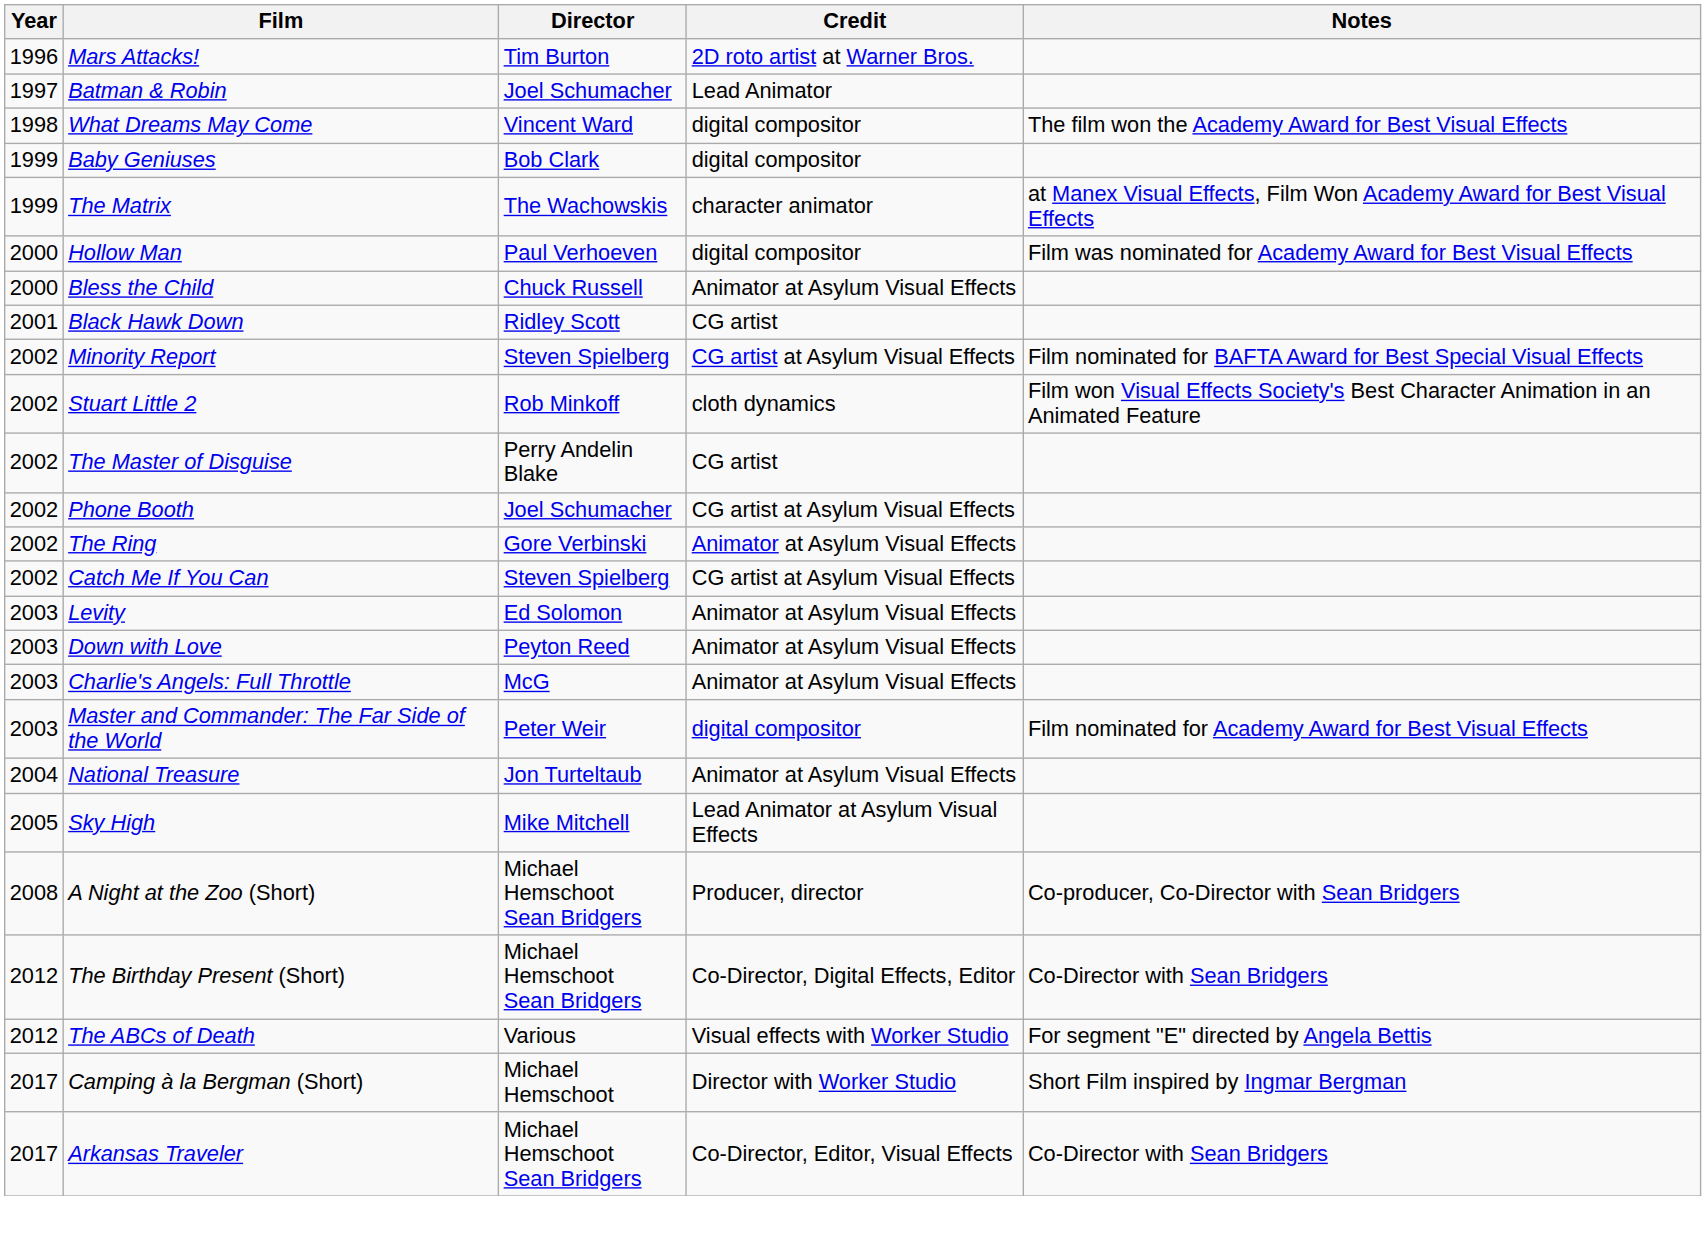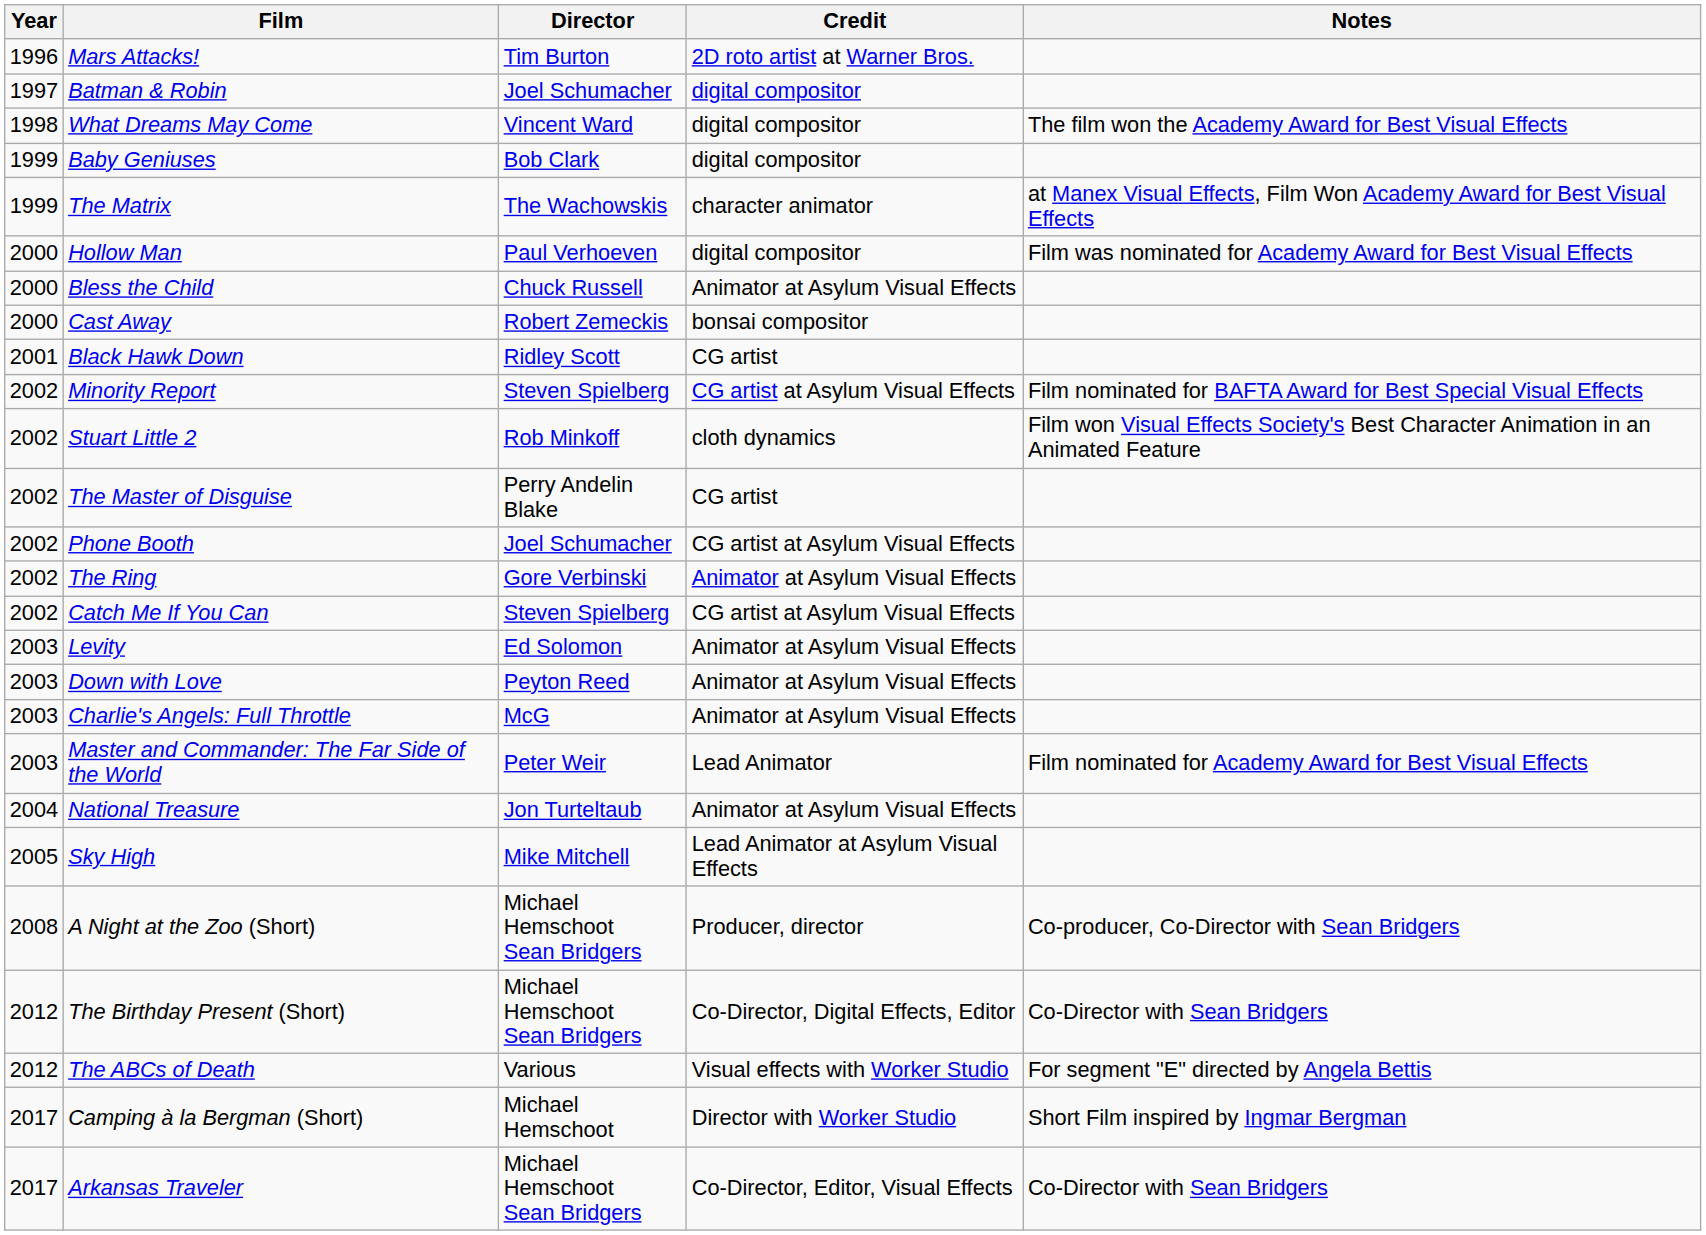(762, 90) Lead Animator -> (776, 90) digital compositor
+ row: (120, 322)
(776, 728) digital compositor -> (762, 763) Lead Animator
